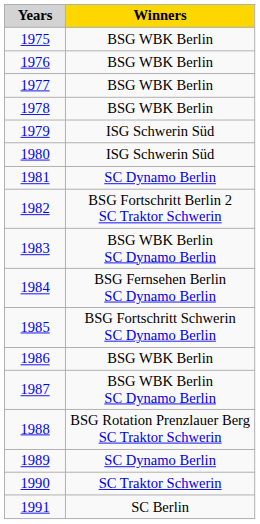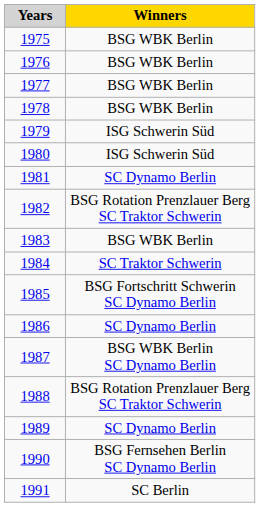(160, 208) BSG Fortschritt Berlin 2 SC Traktor Schwerin -> (160, 208) BSG Rotation Prenzlauer Berg SC Traktor Schwerin
(160, 248) BSG WBK Berlin SC Dynamo Berlin -> (160, 240) BSG WBK Berlin
(160, 287) BSG Fernsehen Berlin SC Dynamo Berlin -> (160, 263) SC Traktor Schwerin
(160, 358) BSG WBK Berlin -> (160, 325) SC Dynamo Berlin
(160, 483) SC Traktor Schwerin -> (160, 459) BSG Fernsehen Berlin SC Dynamo Berlin
